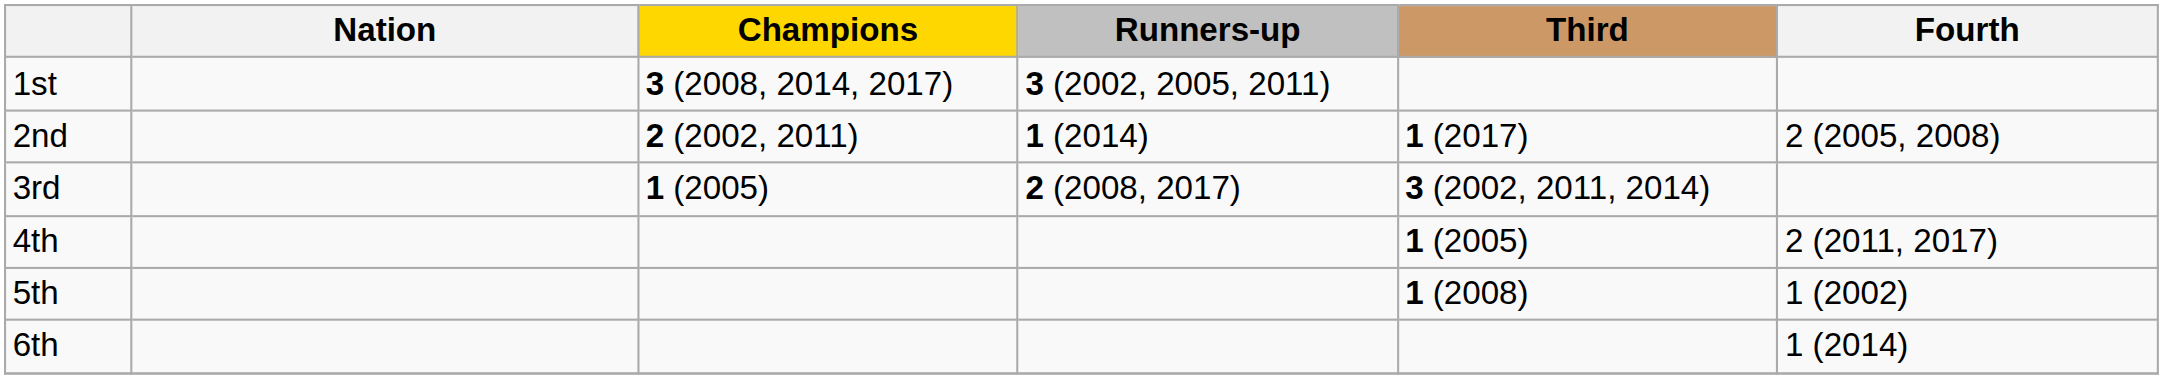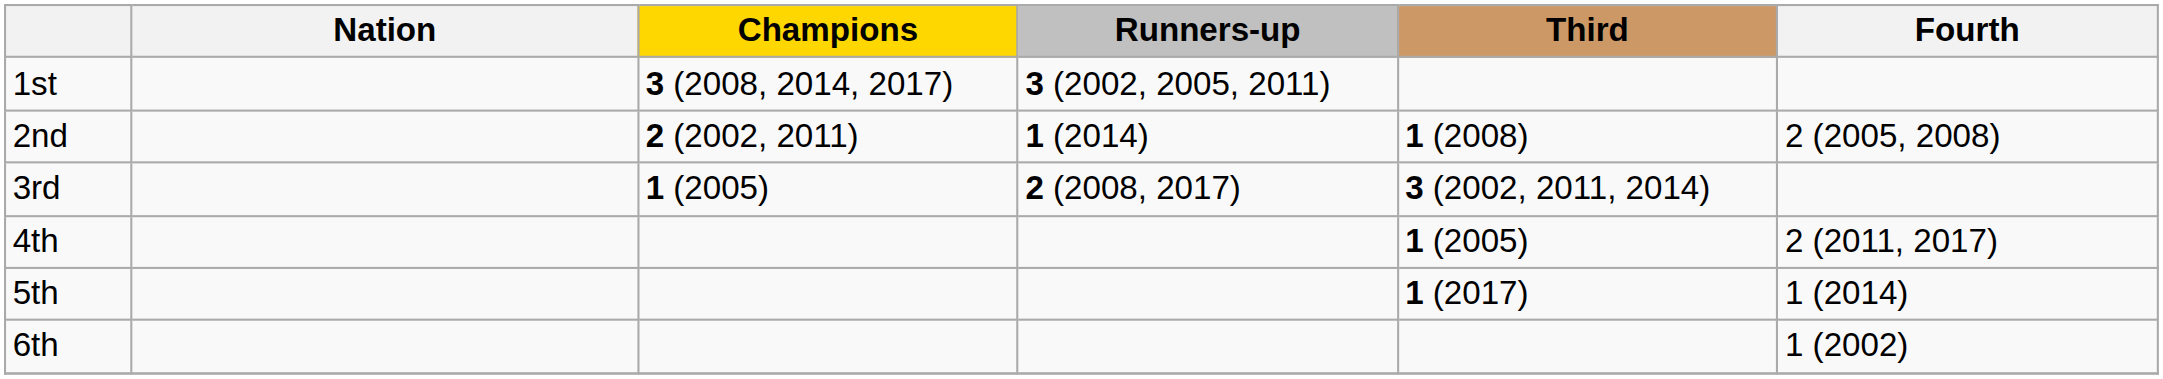(1467, 135) 1 (2017) -> (1467, 135) 1 (2008)
(1467, 293) 1 (2008) -> (1467, 293) 1 (2017)
(1847, 293) 1 (2002) -> (1847, 293) 1 (2014)
(1847, 345) 1 (2014) -> (1847, 345) 1 (2002)
